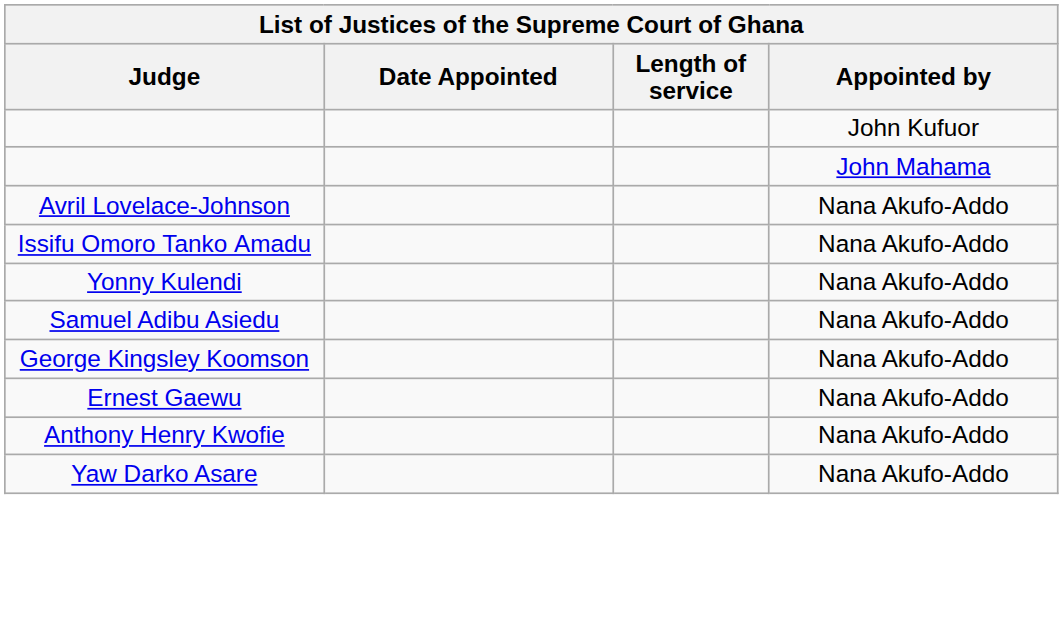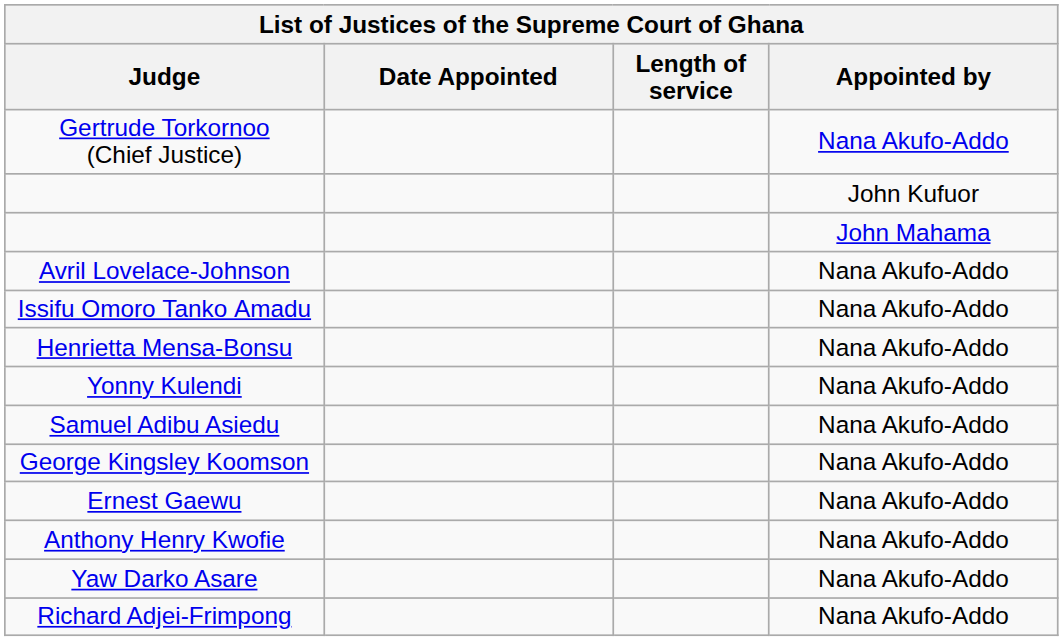+ row: (164, 142)
+ row: (164, 348)
+ row: (164, 617)
